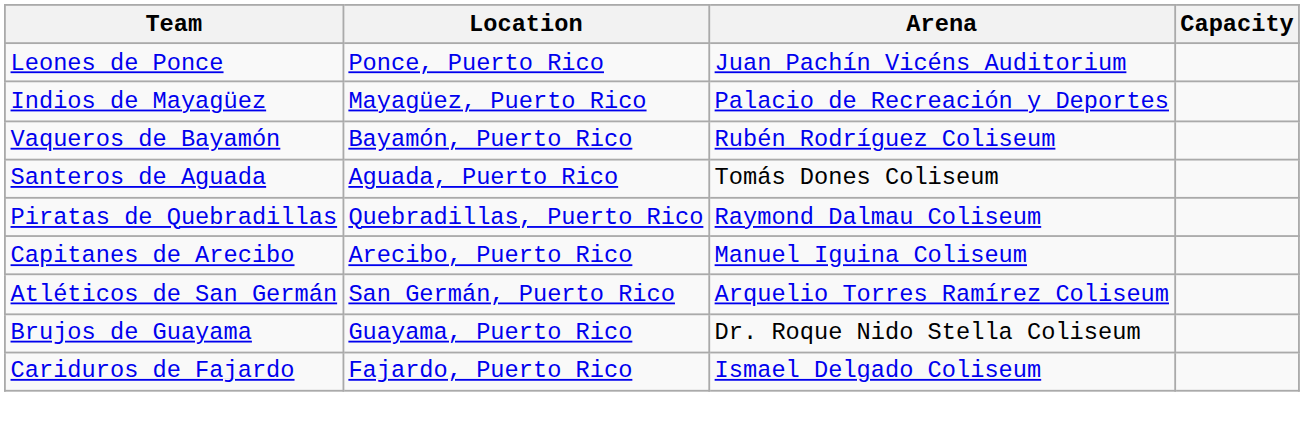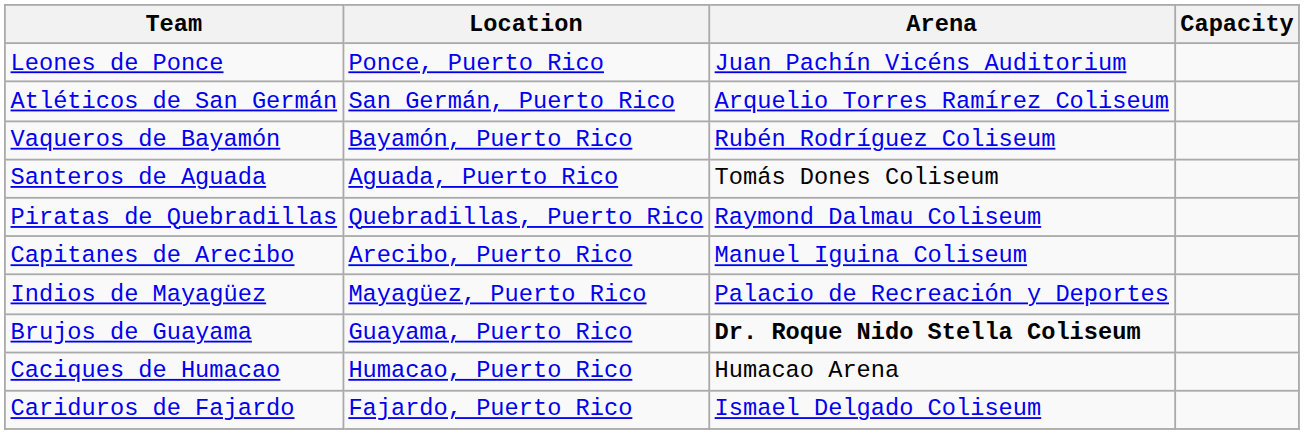rows swapped: (174, 294) <-> (138, 101)
(928, 333) normal -> (928, 333) bold
+ row: (145, 371)
